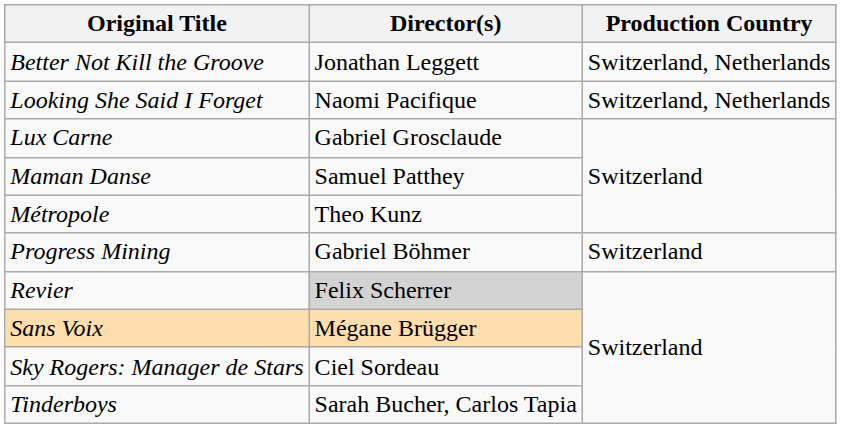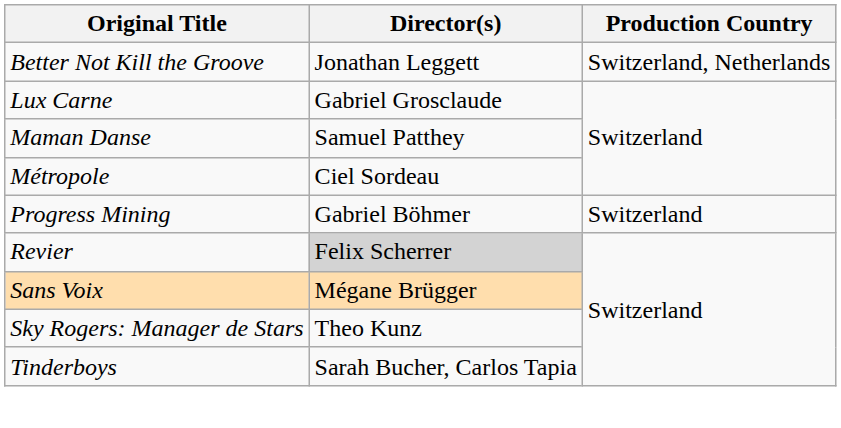- row: (136, 99)
(368, 213) Theo Kunz -> (377, 175) Ciel Sordeau
(377, 366) Ciel Sordeau -> (368, 328) Theo Kunz
